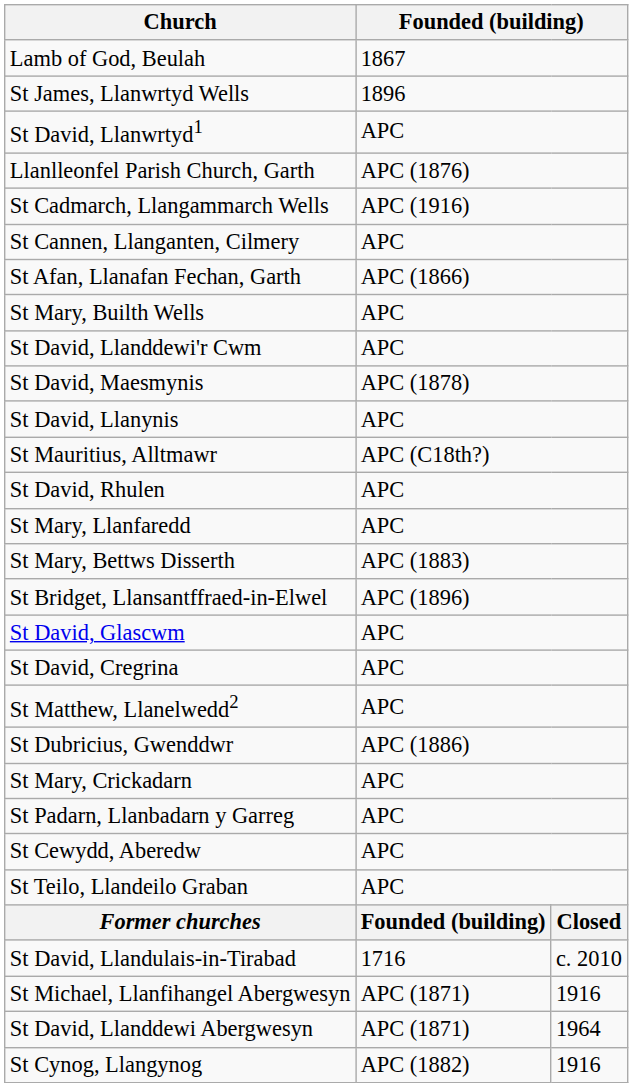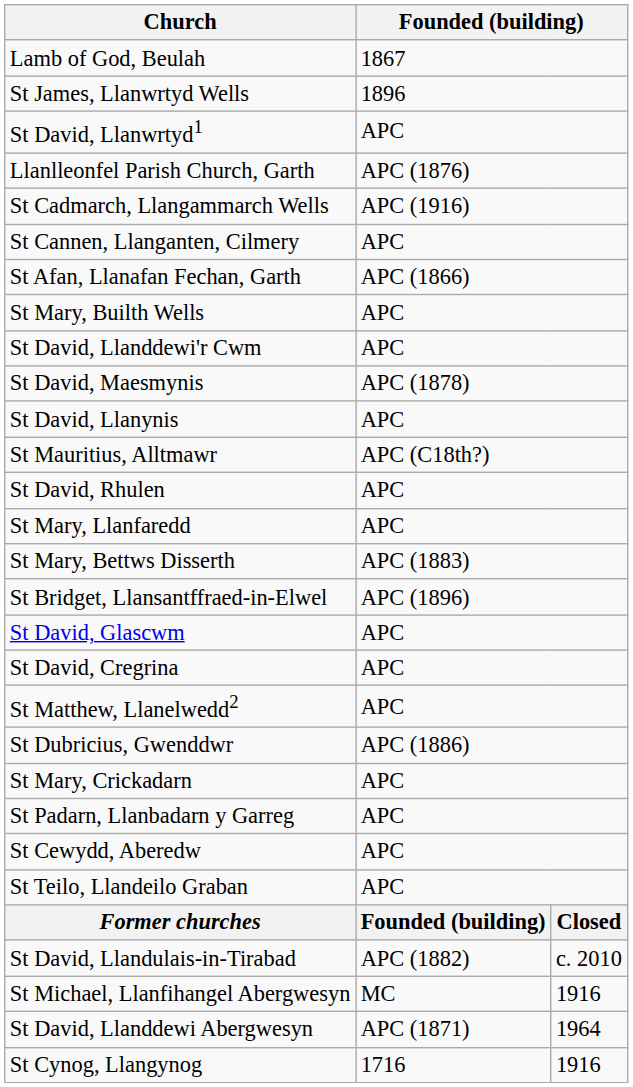(383, 958) 1716 -> (415, 958) APC (1882)
(415, 993) APC (1871) -> (378, 993) MC
(415, 1064) APC (1882) -> (383, 1064) 1716
